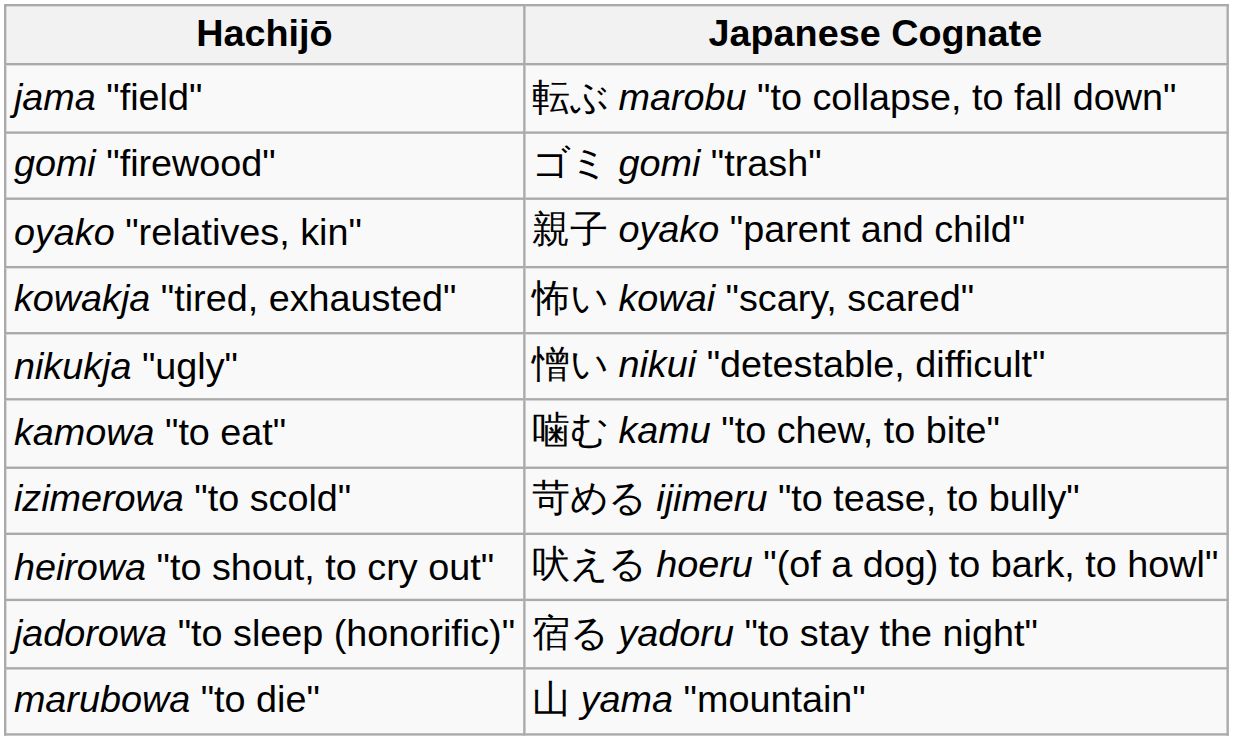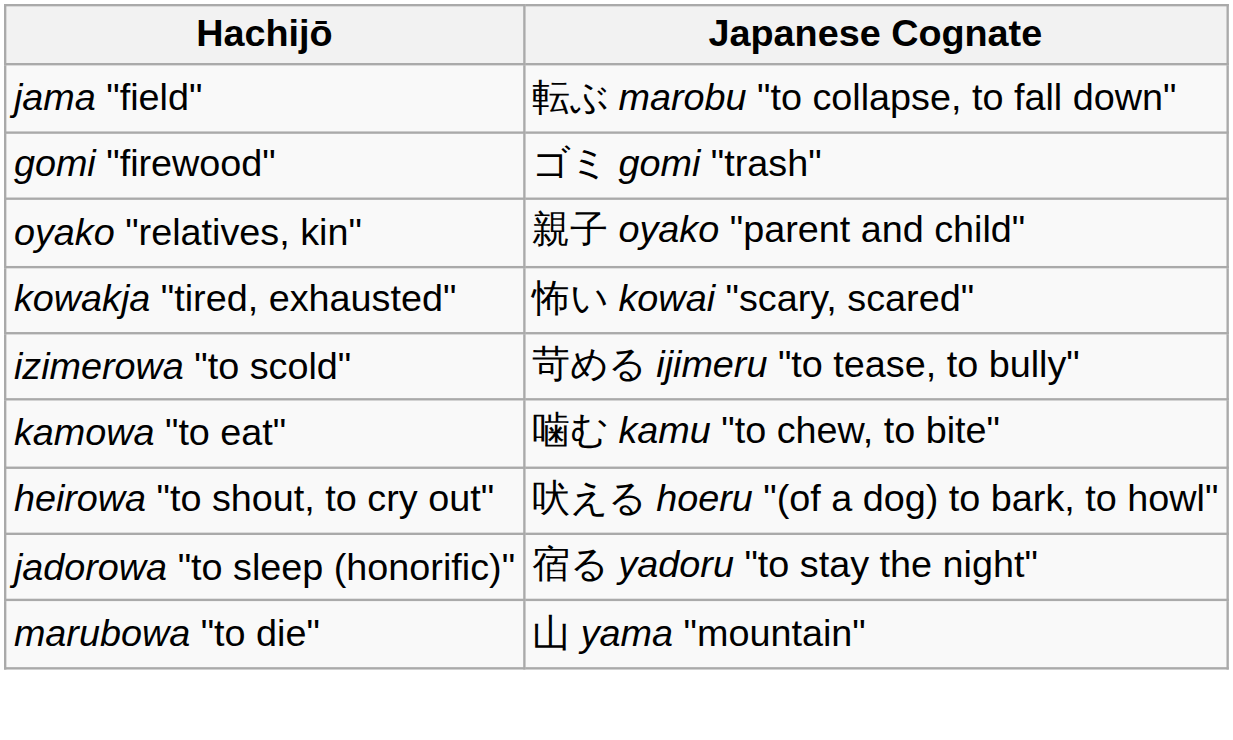- row: (126, 365)
rows swapped: (150, 432) <-> (183, 499)
